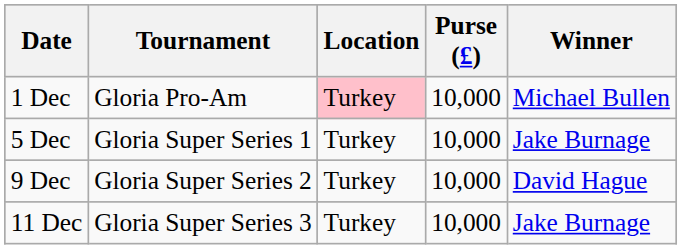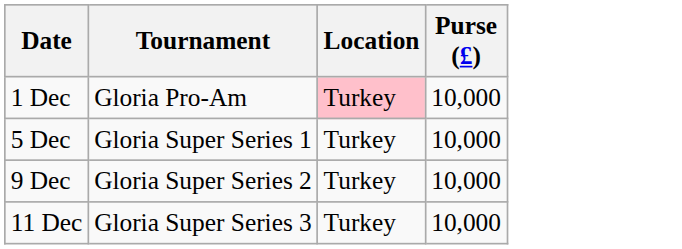- column: (591, 40)
